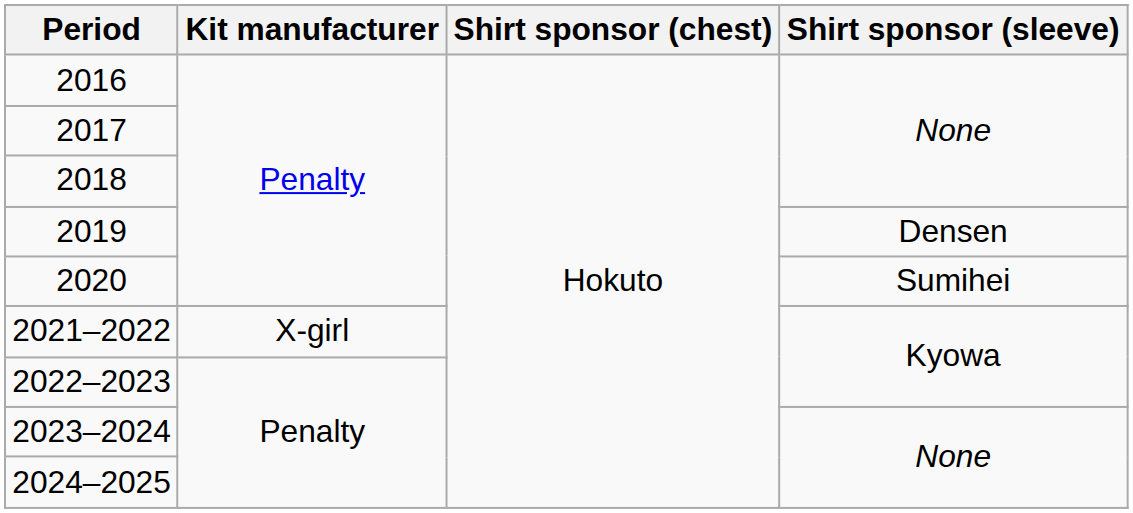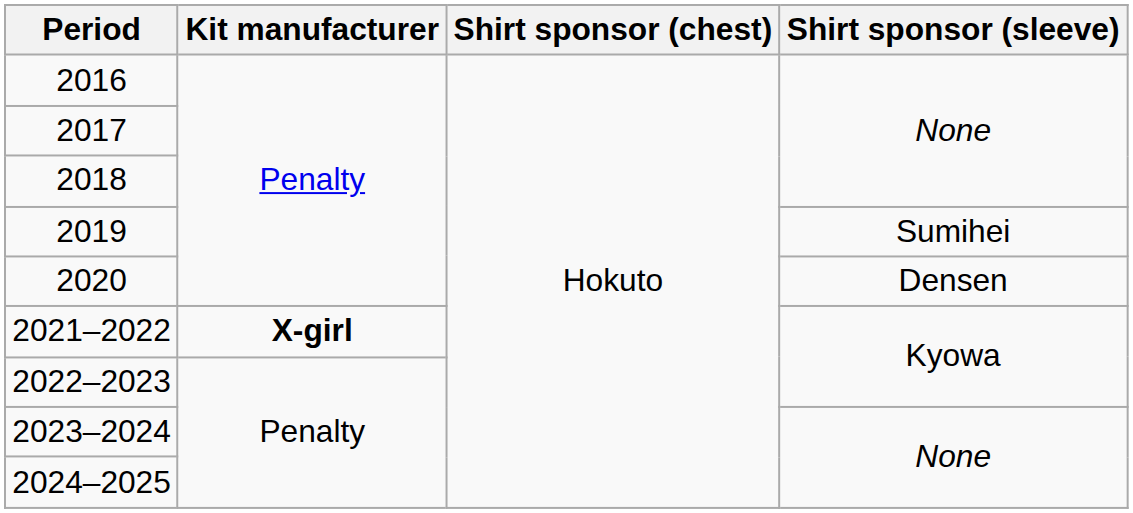(953, 230) Densen -> (953, 230) Sumihei
(953, 280) Sumihei -> (953, 280) Densen
(312, 331) normal -> (312, 331) bold
